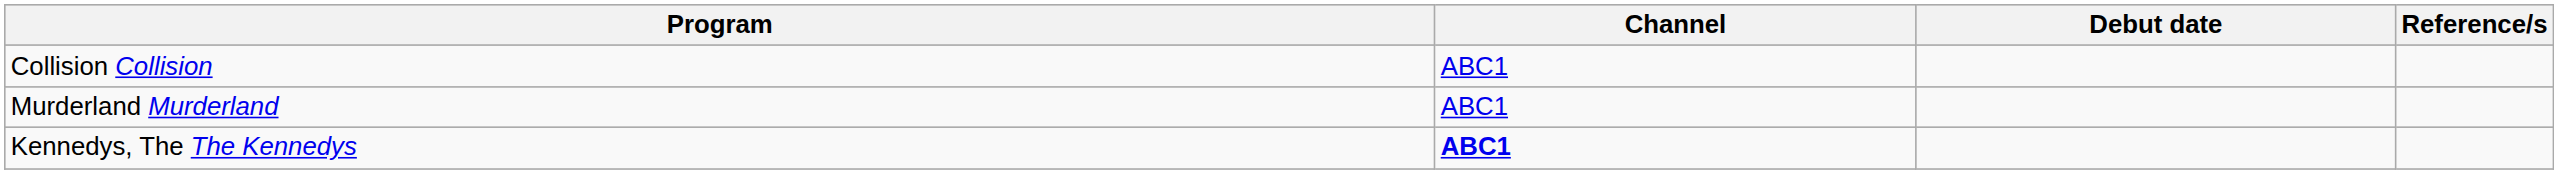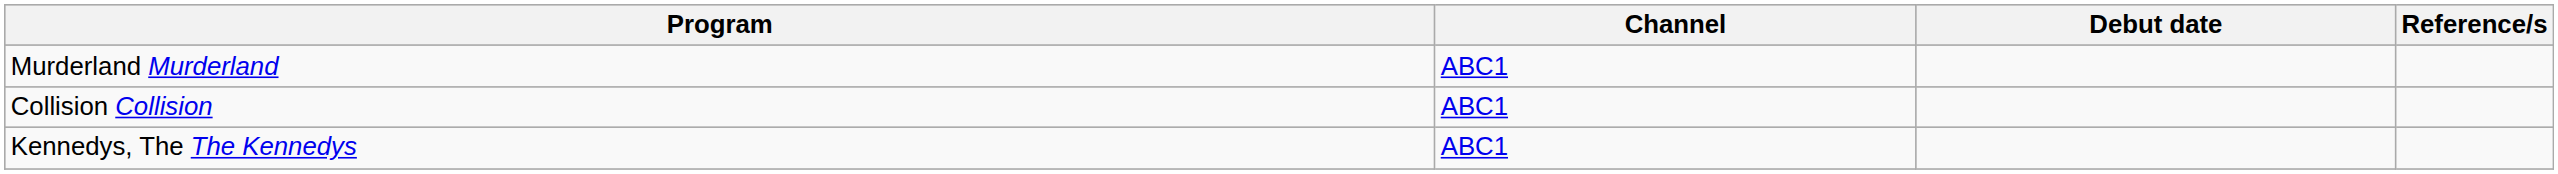rows swapped: (112, 65) <-> (145, 106)
(1476, 147) bold -> (1474, 147) normal
